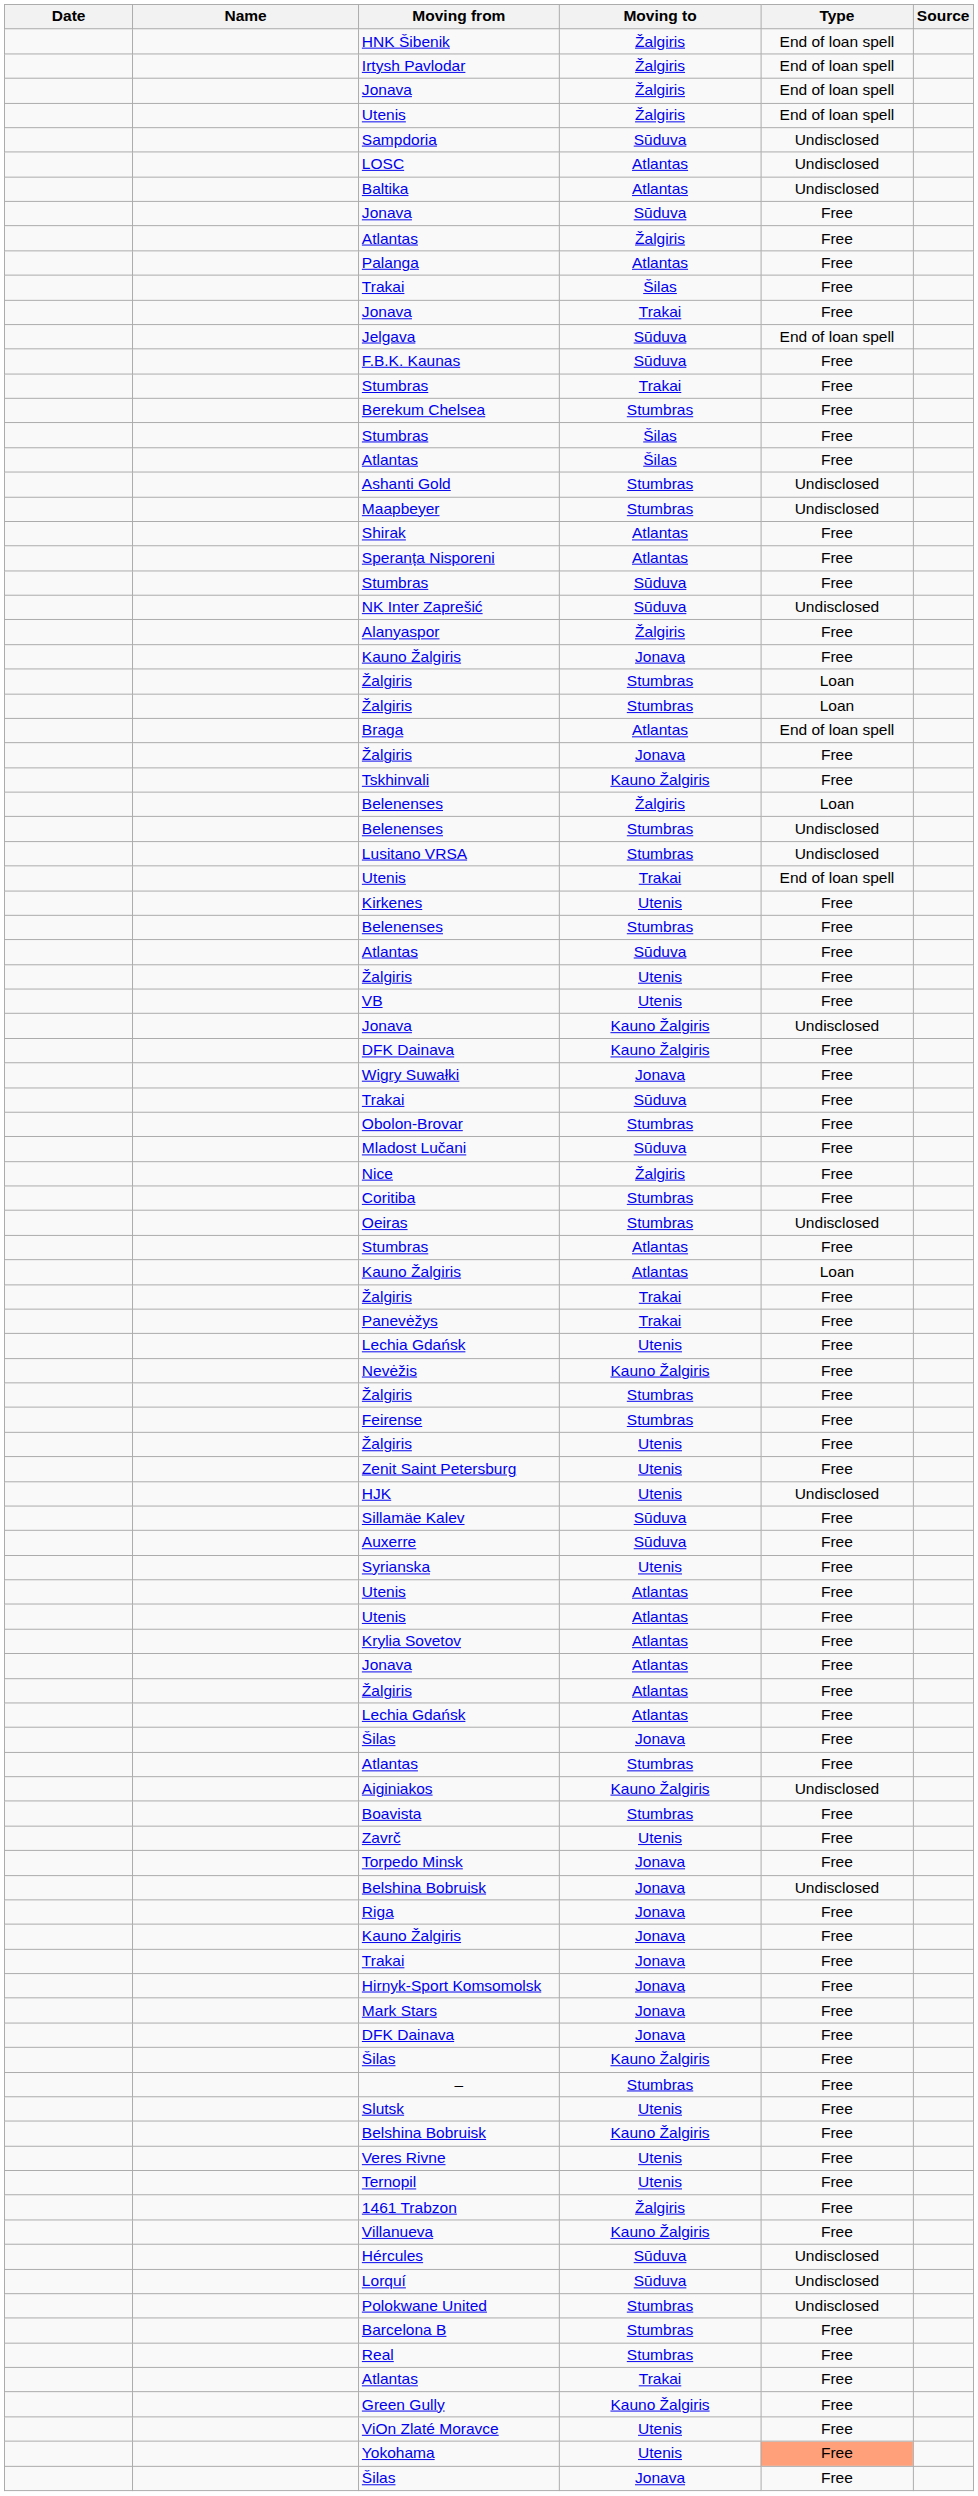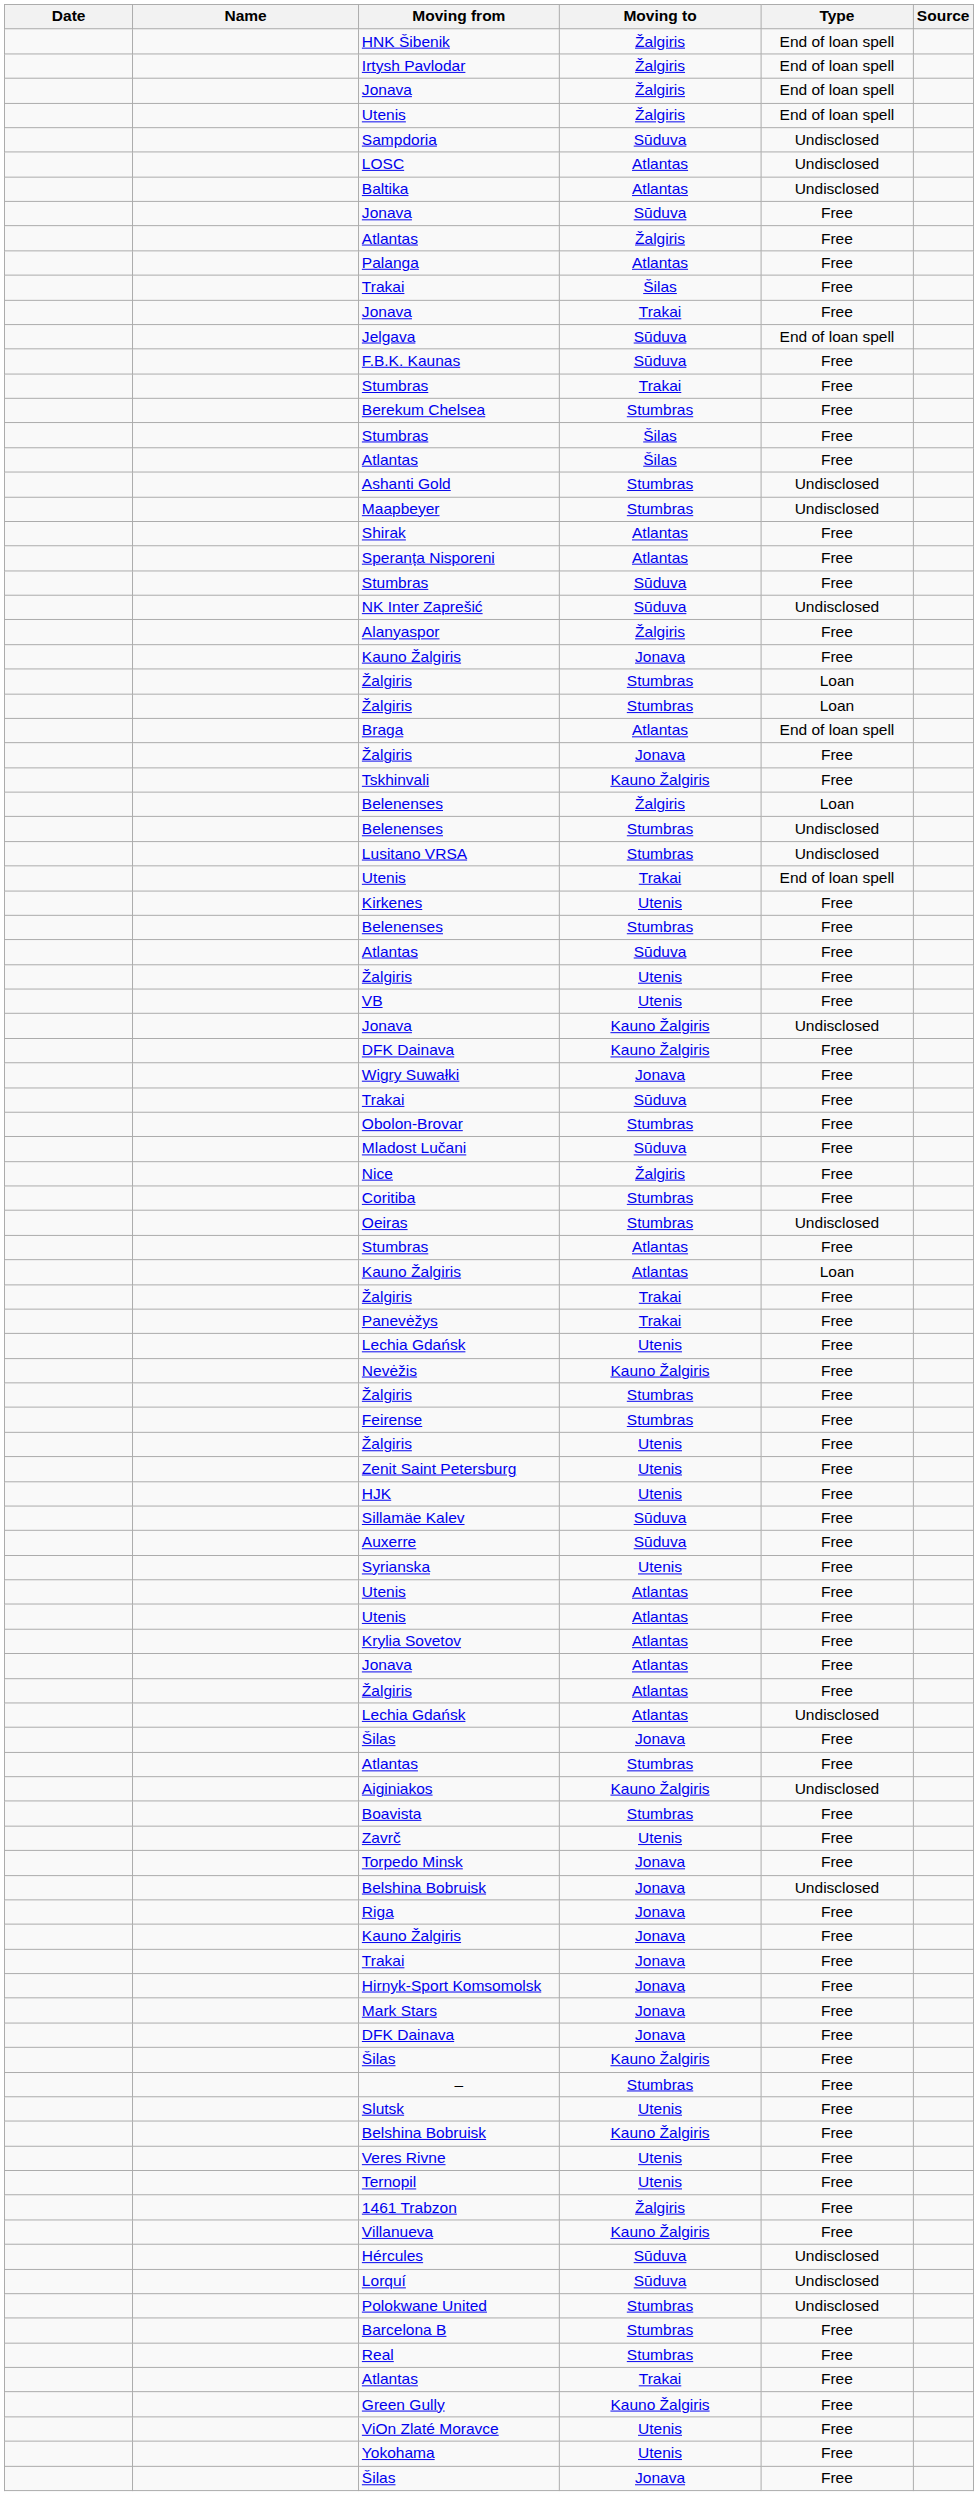(837, 1493) Undisclosed -> (837, 1493) Free
(837, 1715) Free -> (837, 1715) Undisclosed
(837, 2453) lightsalmon background -> (837, 2453) no background
